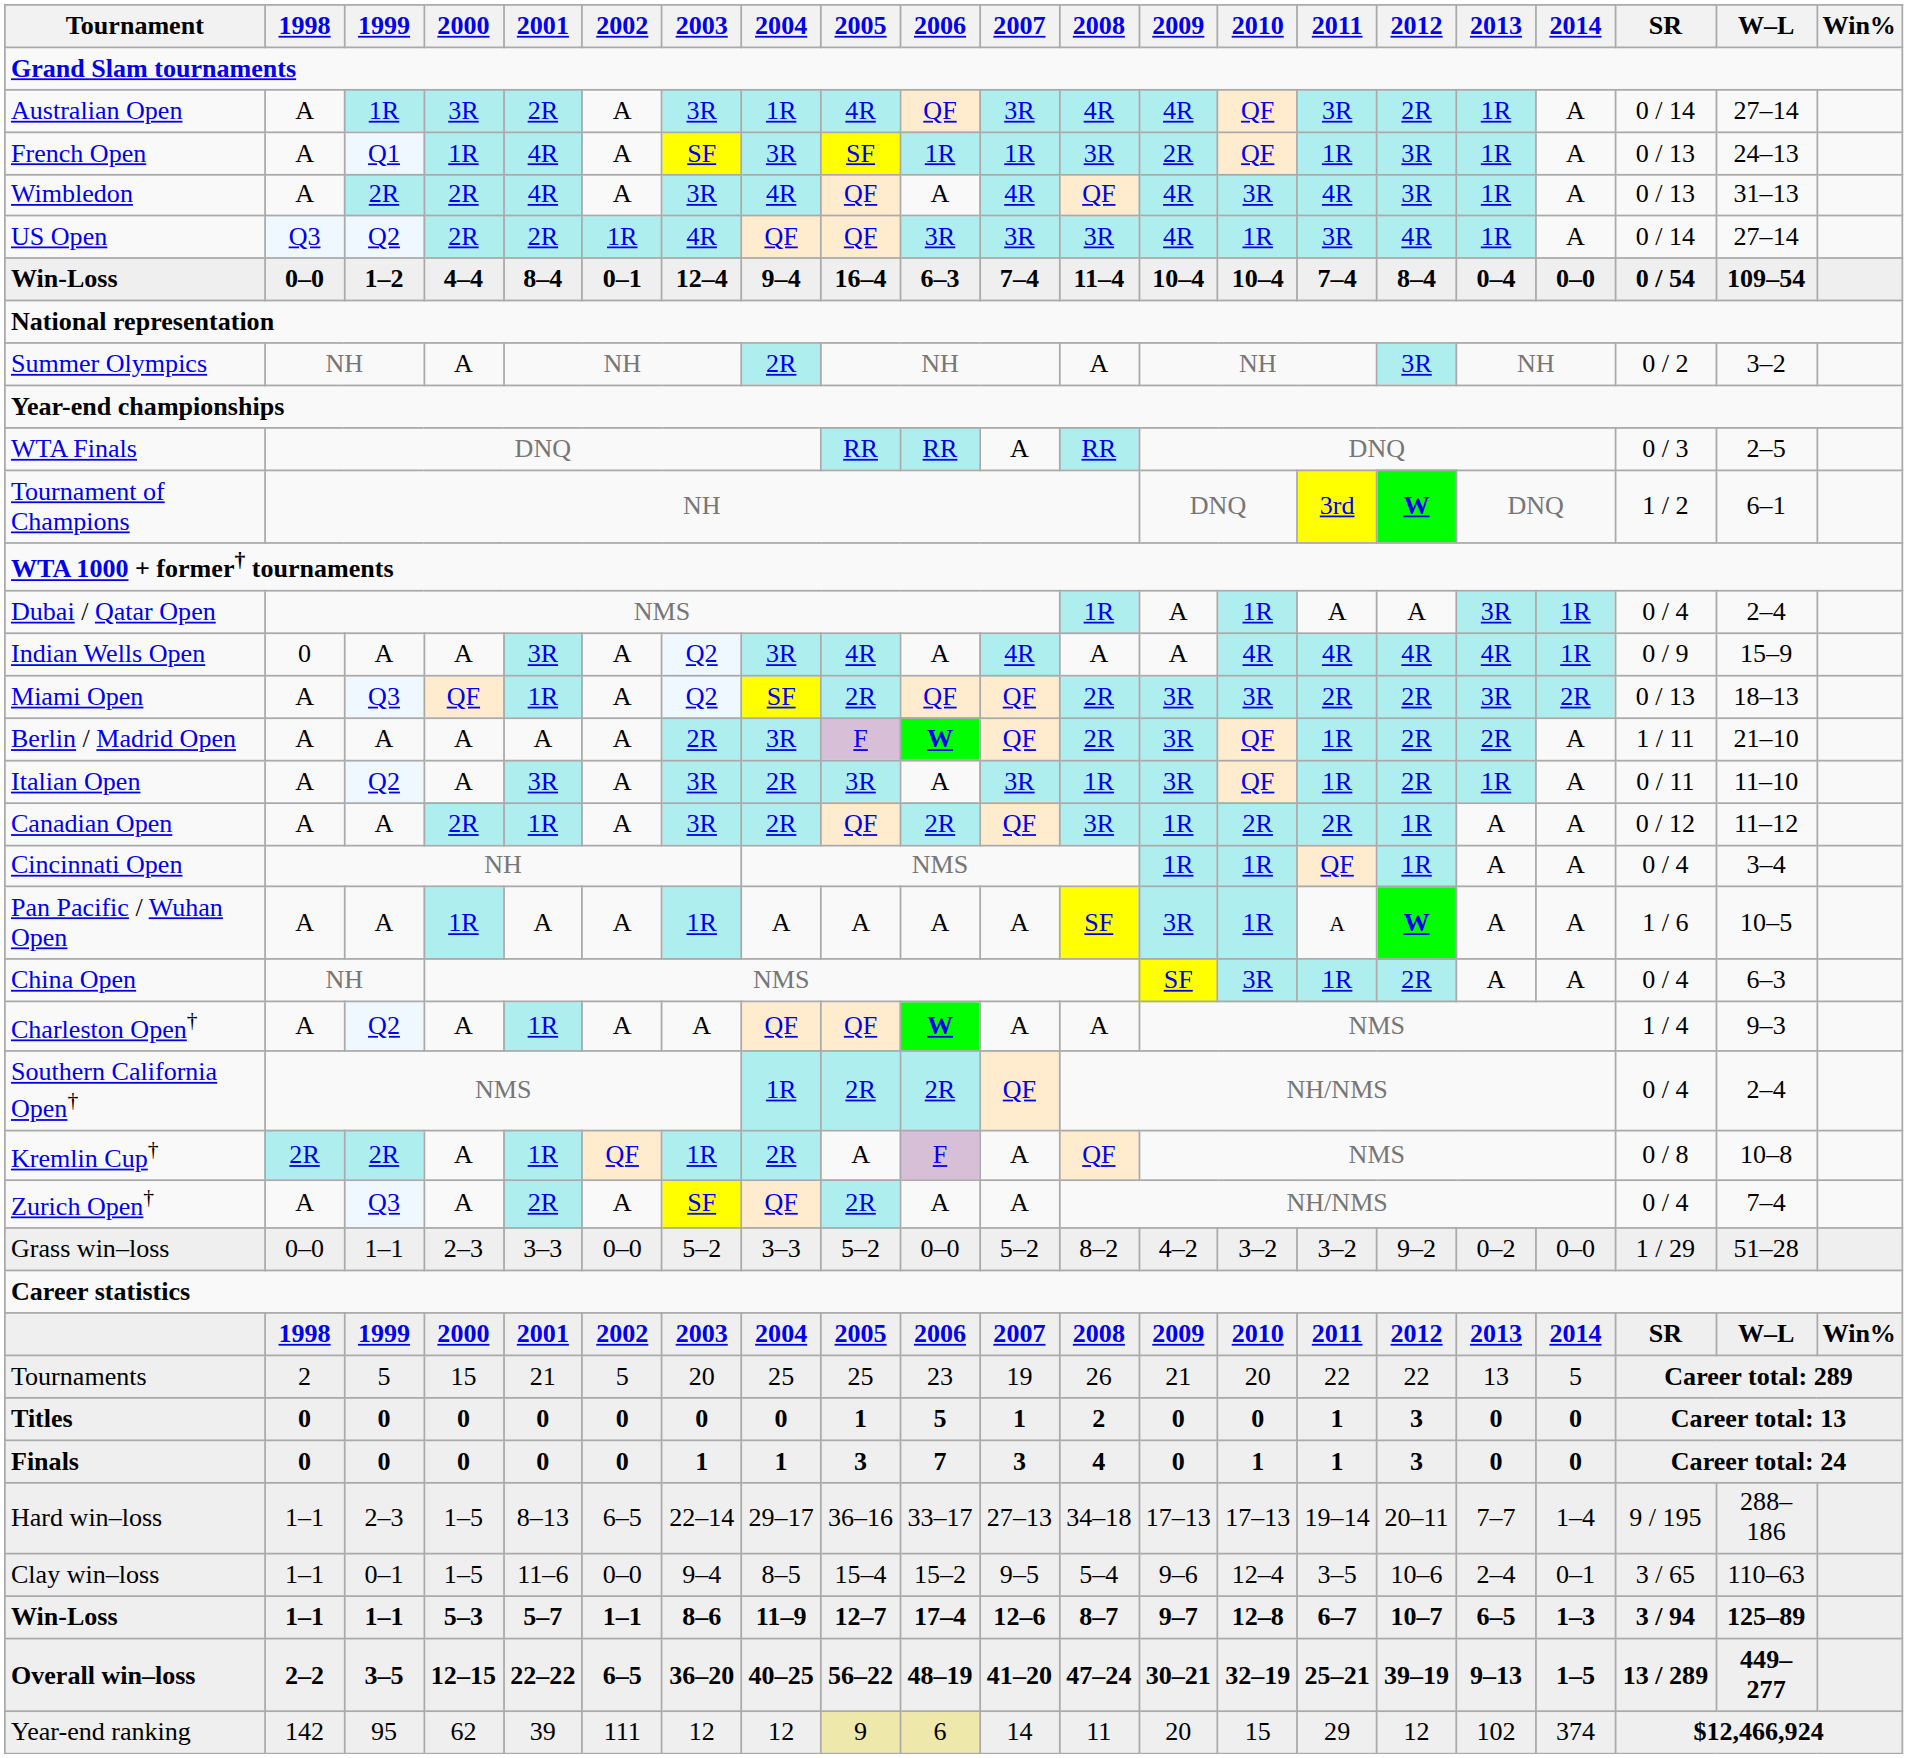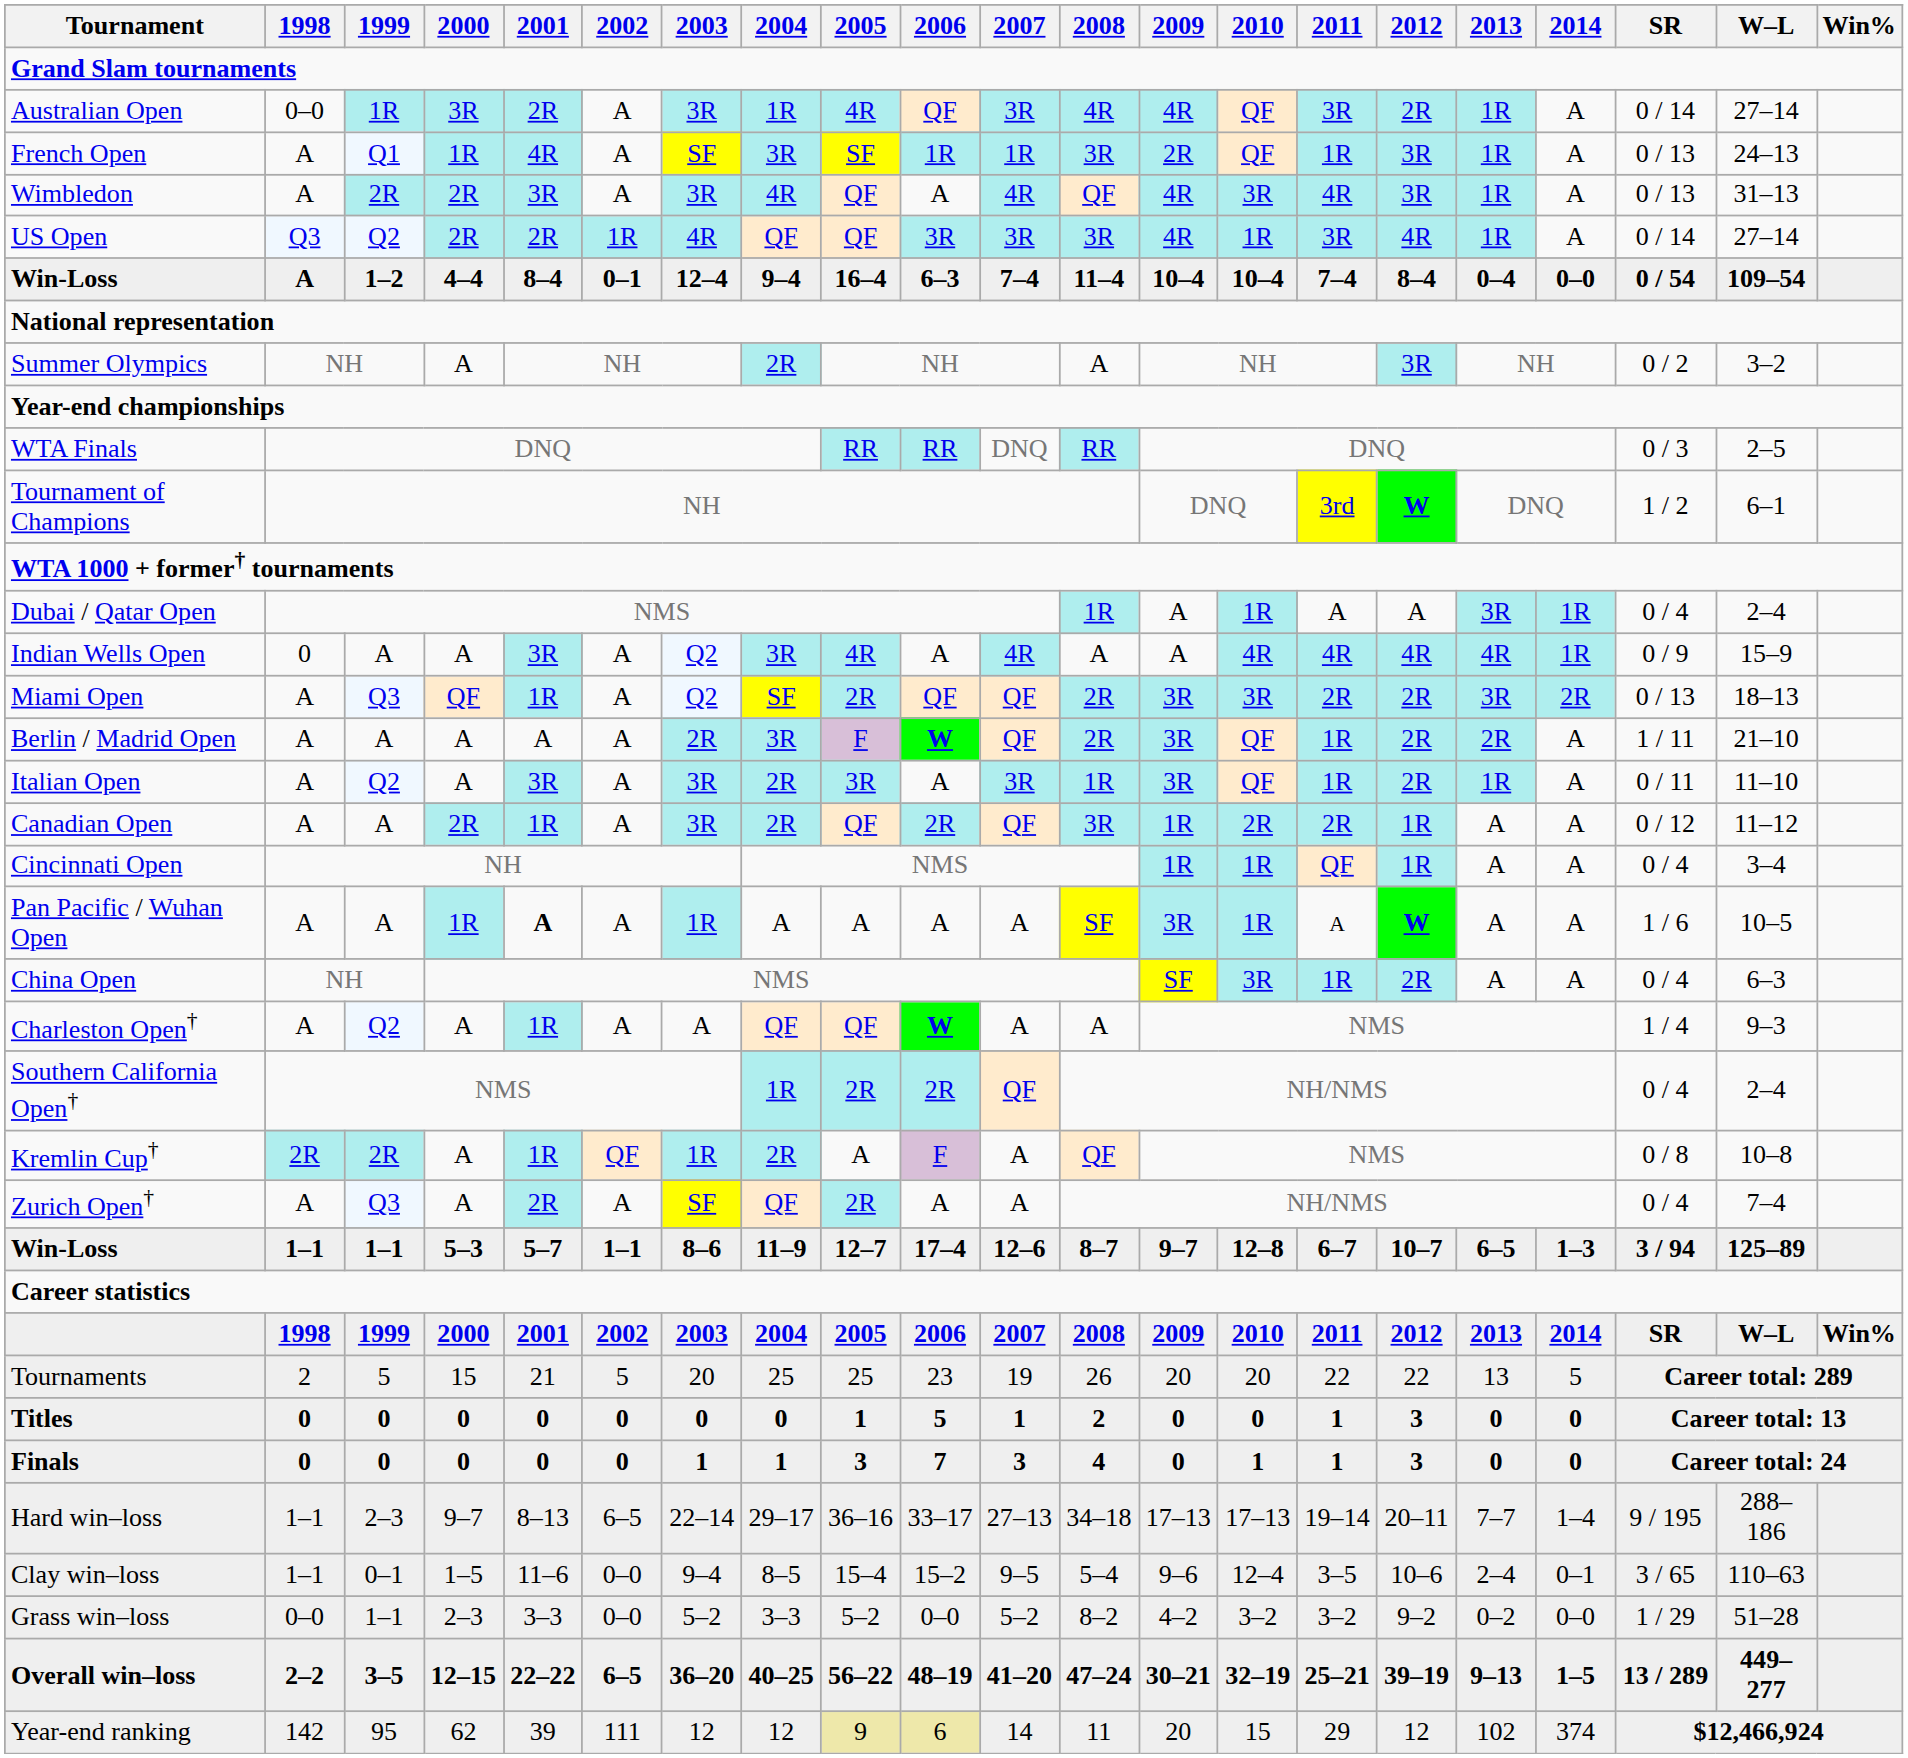(305, 109) A -> (305, 109) 0–0
(543, 194) 4R -> (543, 194) 3R
(305, 278) 0–0 -> (305, 278) A
(1019, 447) A -> (1019, 447) DNQ
(543, 922) normal -> (543, 922) bold
rows swapped: (64, 1617) <-> (90, 1248)
(1178, 1375) 21 -> (1178, 1375) 20
(463, 1517) 1–5 -> (463, 1517) 9–7
